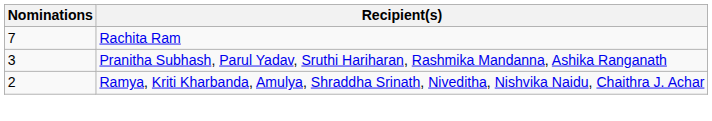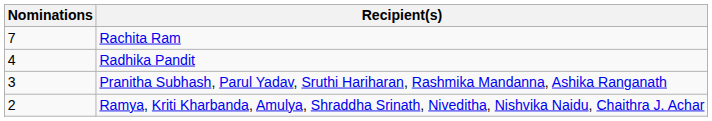+ row: (147, 60)
